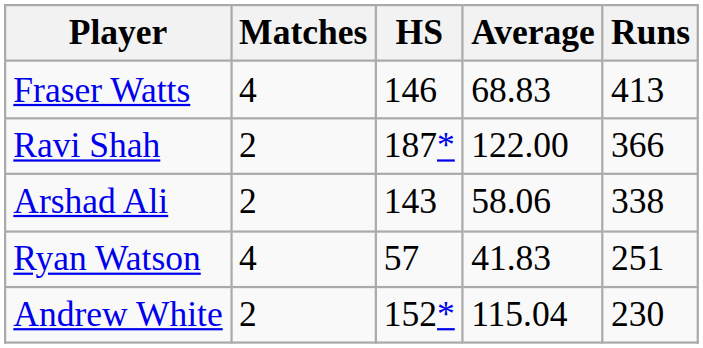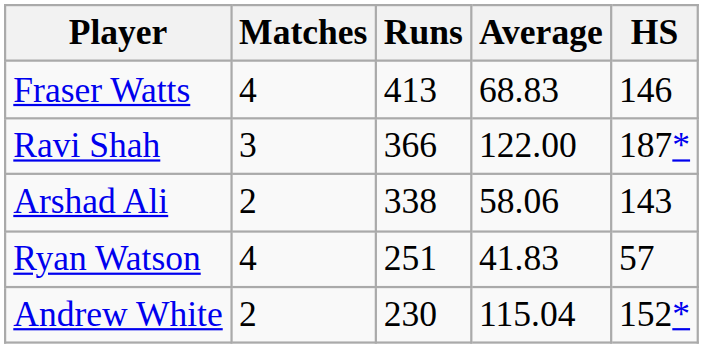columns swapped: (651, 32) <-> (419, 32)
(248, 145) 2 -> (248, 145) 3
